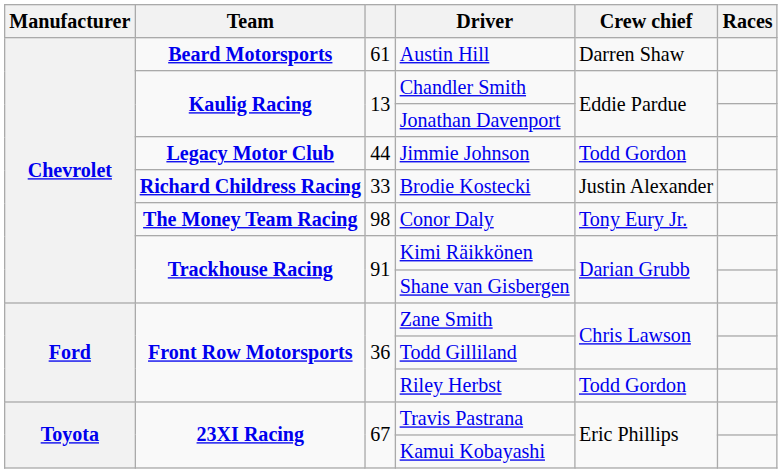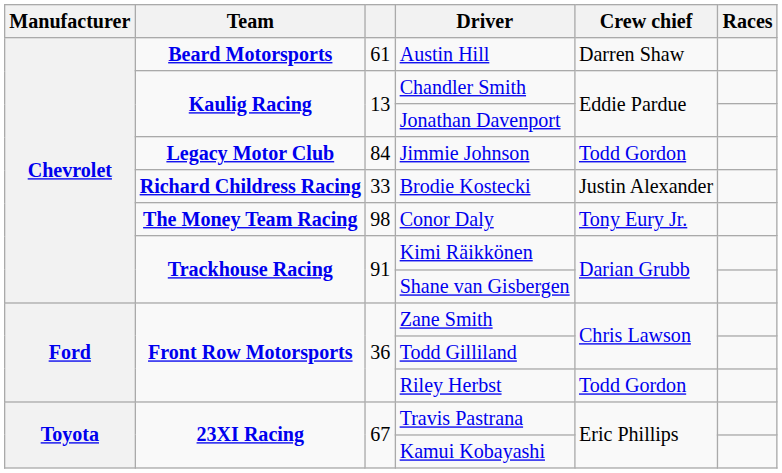(380, 153) 44 -> (380, 153) 84
